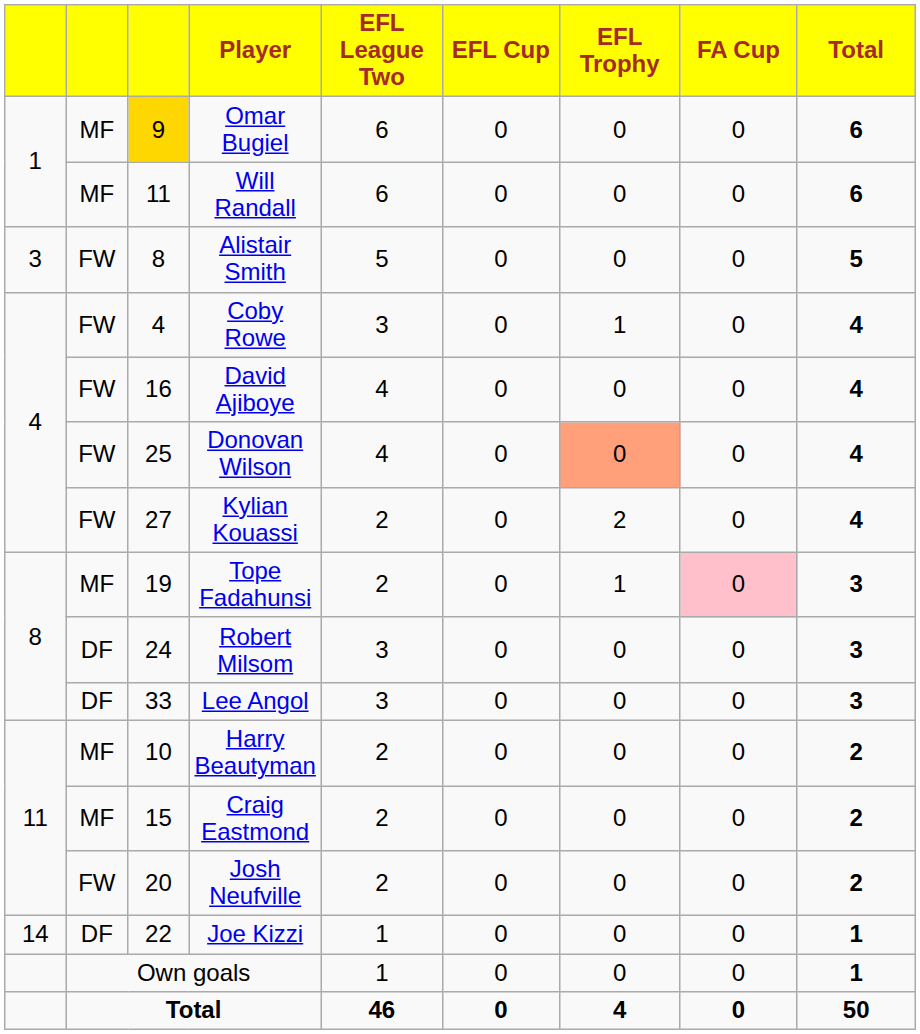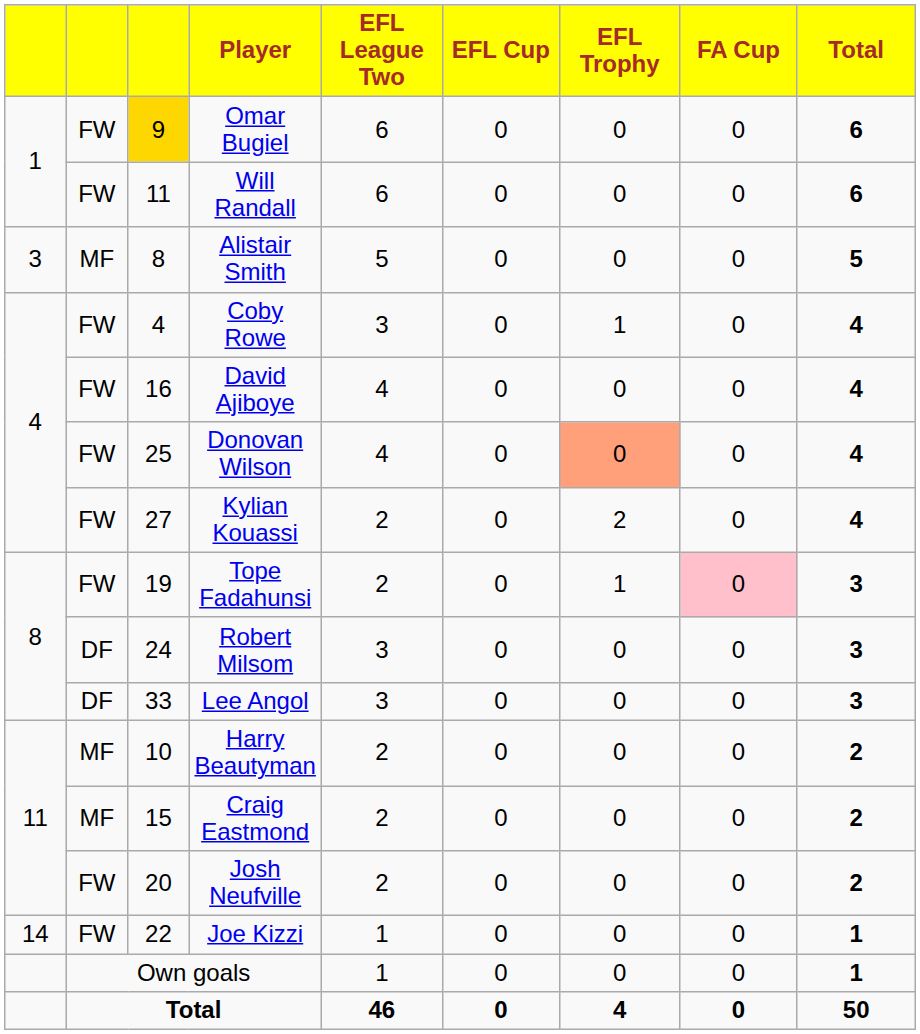(97, 129) MF -> (97, 129) FW
(97, 194) MF -> (97, 194) FW
(97, 259) FW -> (97, 259) MF
(97, 584) MF -> (97, 584) FW
(97, 934) DF -> (97, 934) FW
